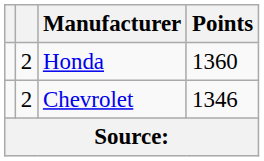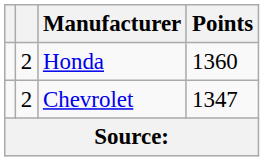(215, 99) 1346 -> (215, 99) 1347
